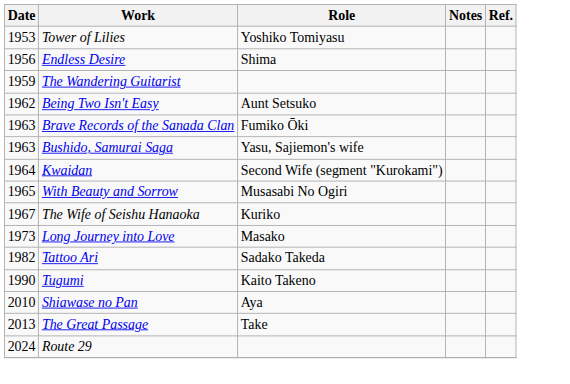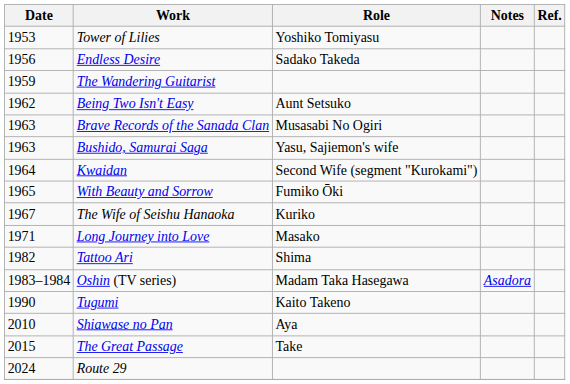(259, 59) Shima -> (318, 59) Sadako Takeda
(275, 125) Fumiko Ōki -> (329, 125) Musasabi No Ogiri
(294, 192) Musasabi No Ogiri -> (309, 192) Fumiko Ōki
(22, 236) 1973 -> (22, 236) 1971
(283, 258) Sadako Takeda -> (293, 258) Shima
+ row: (126, 280)
(22, 324) 2013 -> (22, 346) 2015
